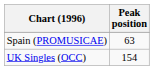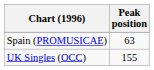(129, 57) 154 -> (129, 57) 155
